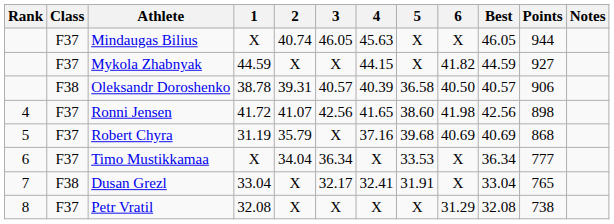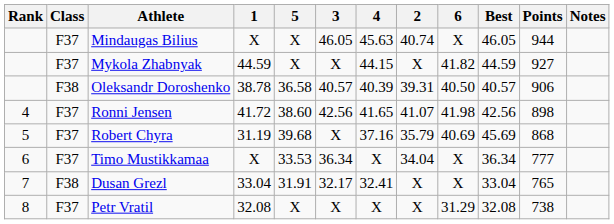columns swapped: (295, 16) <-> (417, 16)
(499, 135) 40.69 -> (499, 135) 45.69
